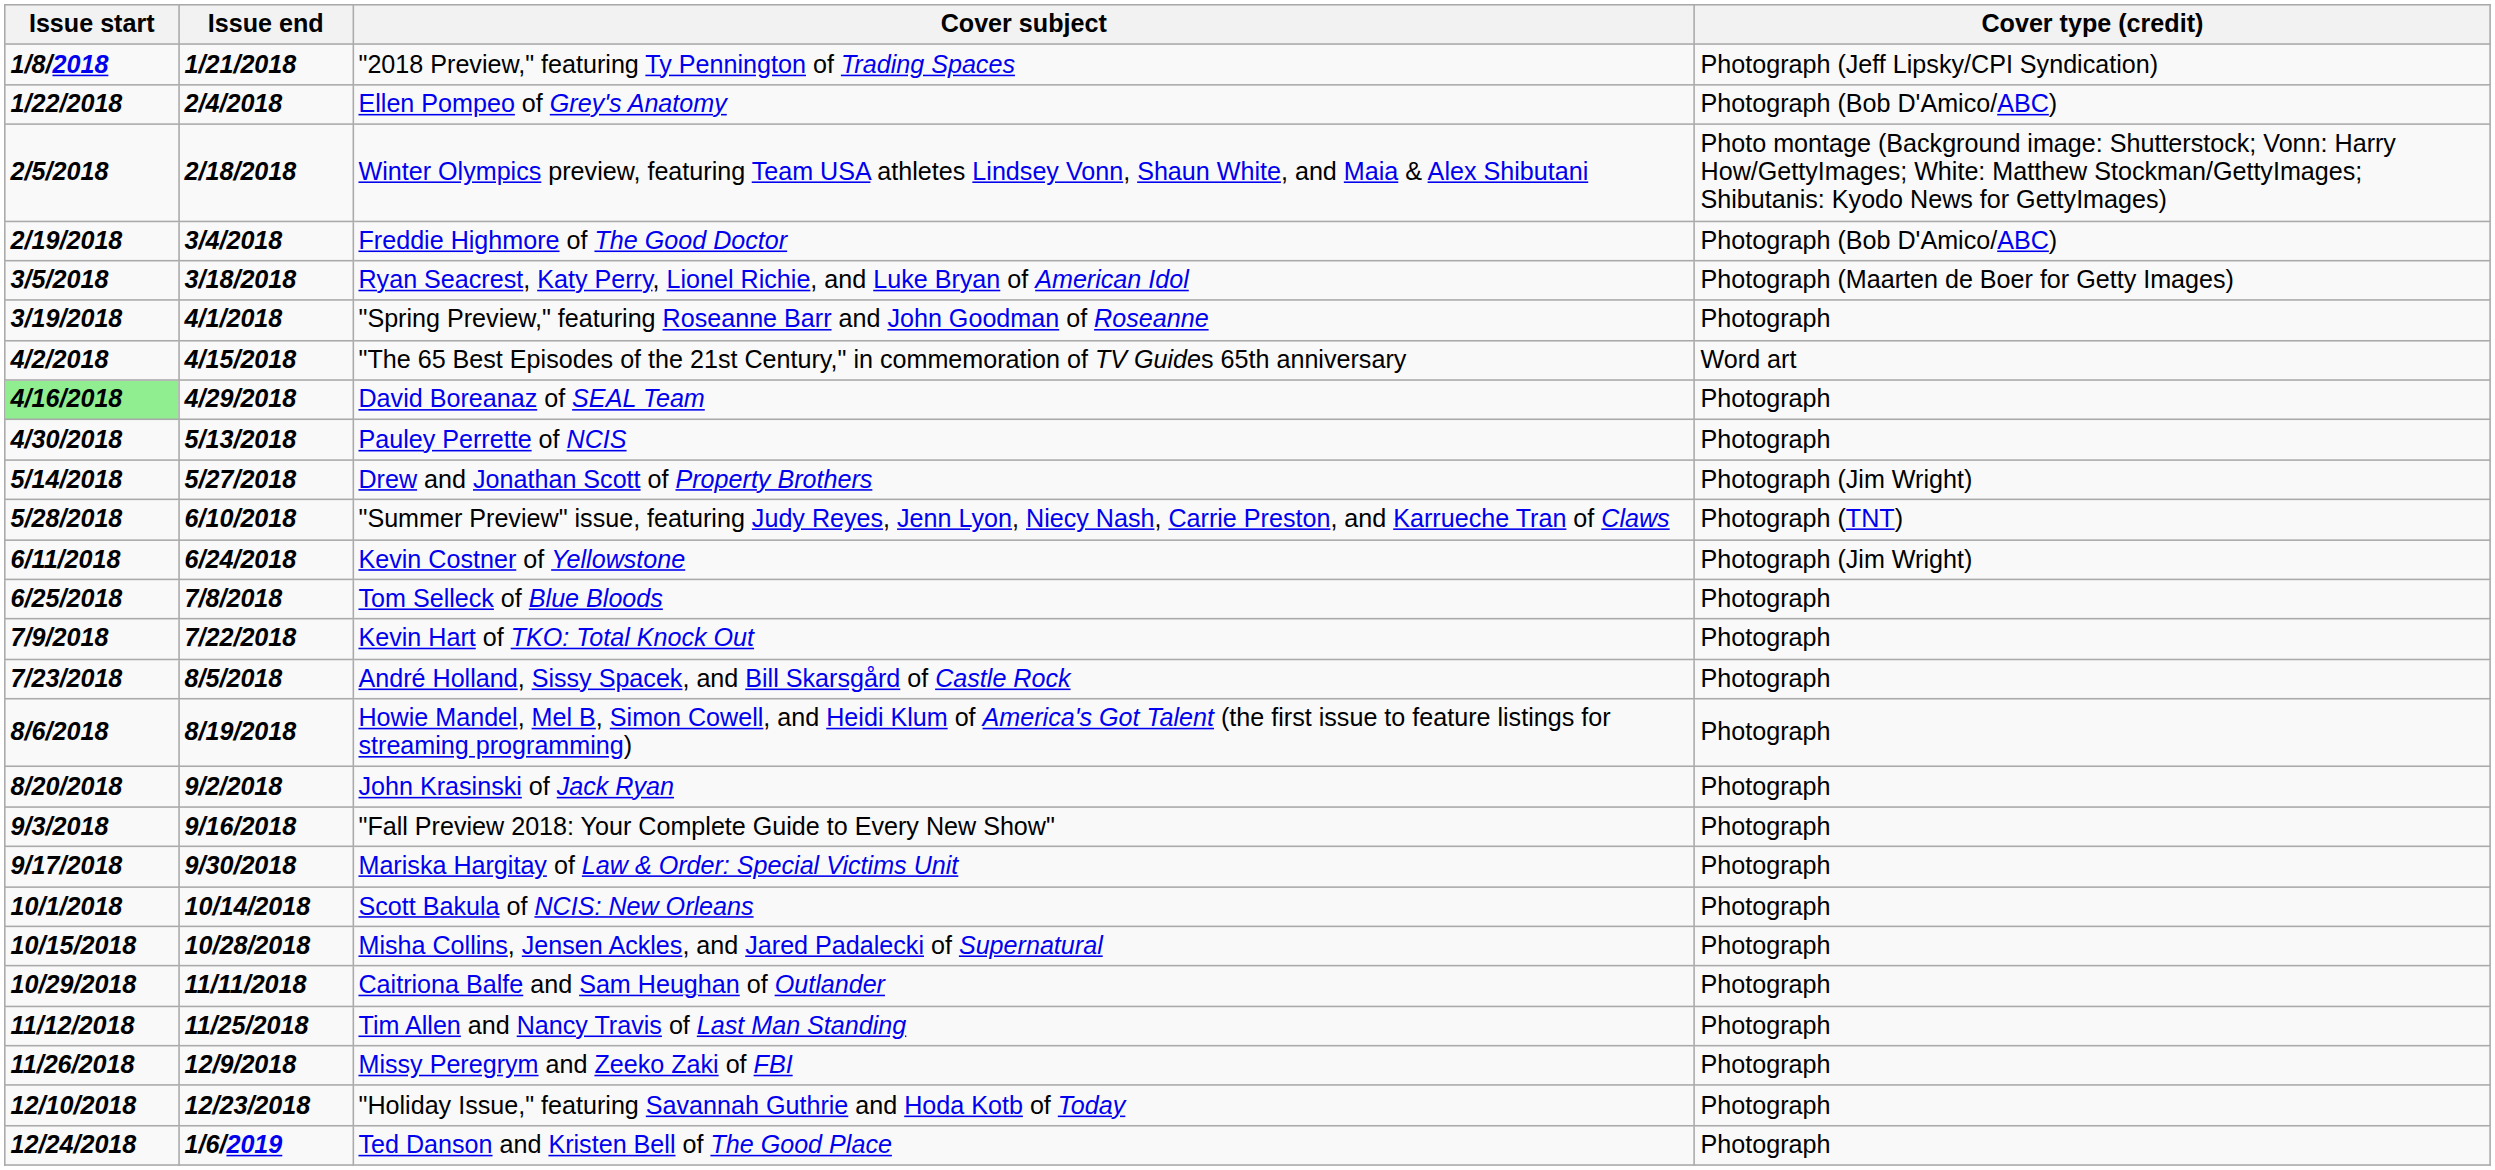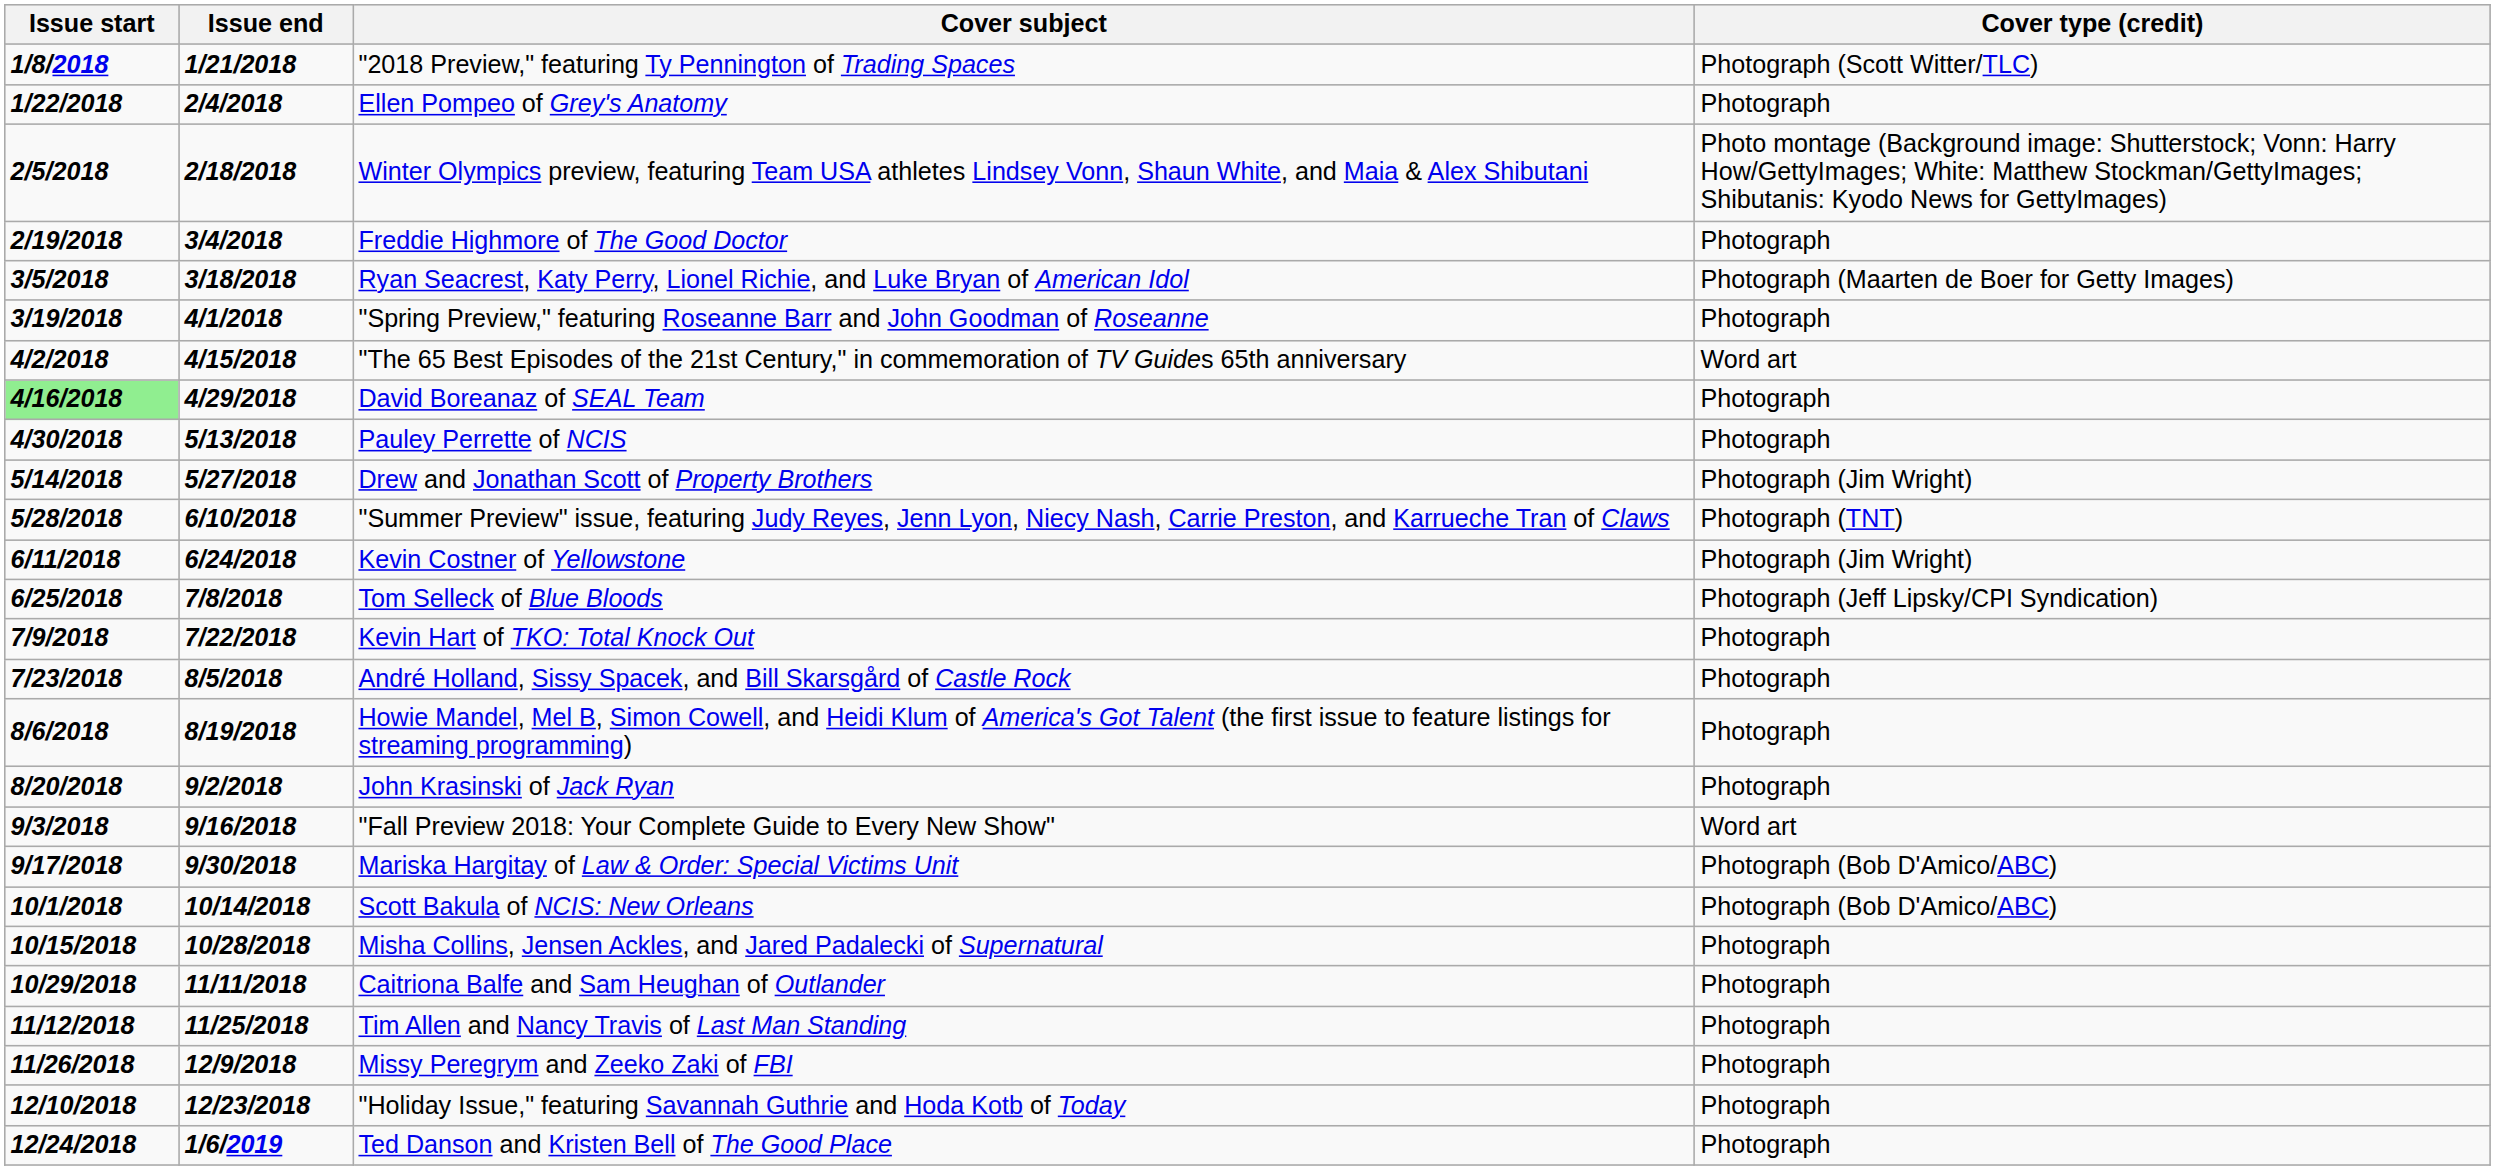(1929, 64) Photograph (Jeff Lipsky/CPI Syndication) -> (1869, 64) Photograph (Scott Witter/TLC)
(1879, 104) Photograph (Bob D'Amico/ABC) -> (1766, 104) Photograph
(1879, 240) Photograph (Bob D'Amico/ABC) -> (1766, 240) Photograph
(1766, 598) Photograph -> (1929, 598) Photograph (Jeff Lipsky/CPI Syndication)
(1766, 826) Photograph -> (1748, 826) Word art
(1766, 866) Photograph -> (1879, 866) Photograph (Bob D'Amico/ABC)
(1766, 905) Photograph -> (1879, 905) Photograph (Bob D'Amico/ABC)
